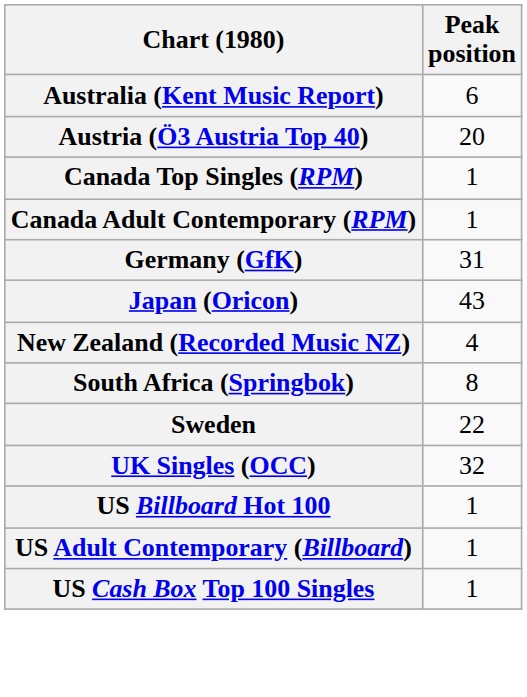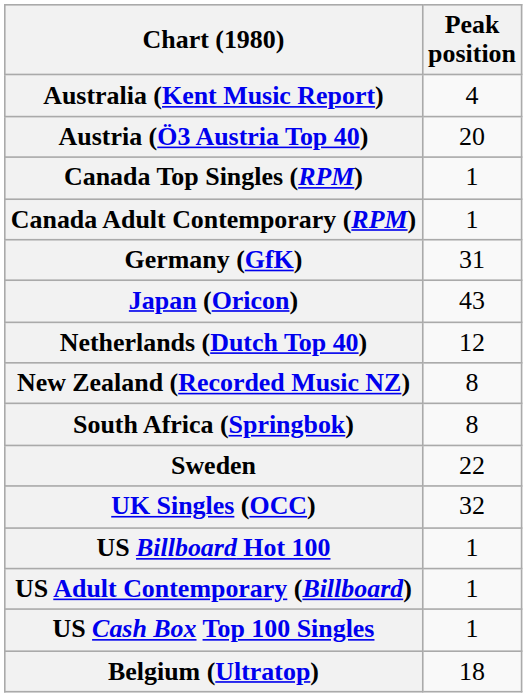(472, 95) 6 -> (472, 95) 4
+ row: (213, 341)
(472, 341) 4 -> (472, 383) 8
+ row: (213, 670)
